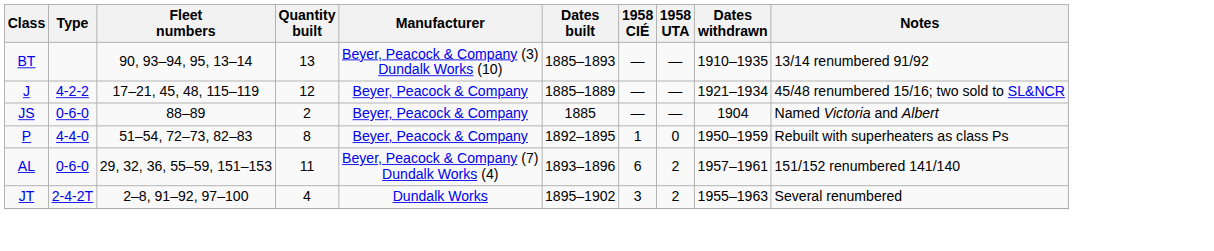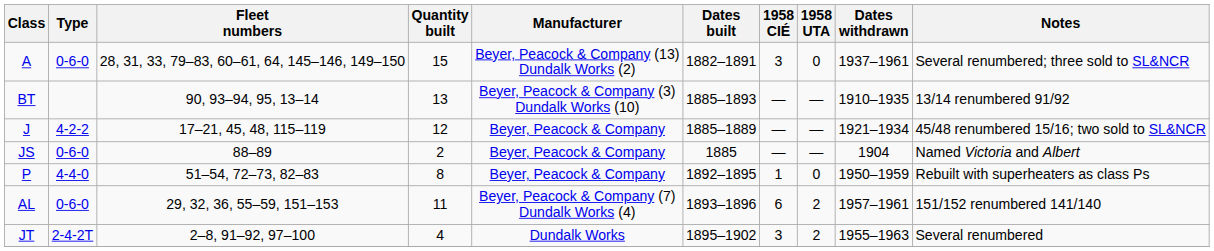+ row: (26, 61)
